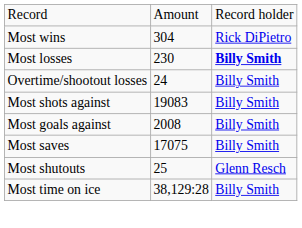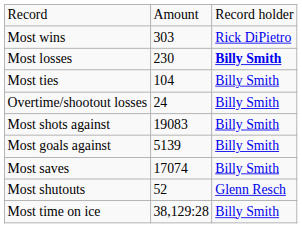(164, 37) 304 -> (164, 37) 303
+ row: (33, 80)
(167, 124) 2008 -> (167, 146) 5139
(171, 146) 17075 -> (171, 168) 17074
(160, 168) 25 -> (160, 189) 52
